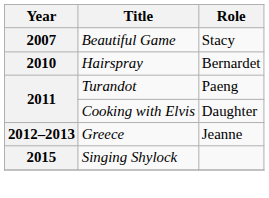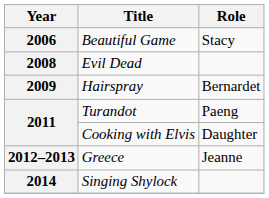(41, 39) 2007 -> (41, 39) 2006
+ row: (112, 63)
(41, 63) 2010 -> (41, 87) 2009
(41, 157) 2015 -> (41, 181) 2014
